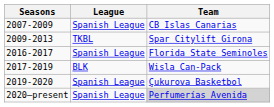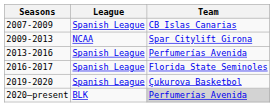(83, 39) TKBL -> (83, 39) NCAA
+ row: (30, 53)
- row: (30, 67)
(109, 95) Spanish League -> (80, 95) BLK
